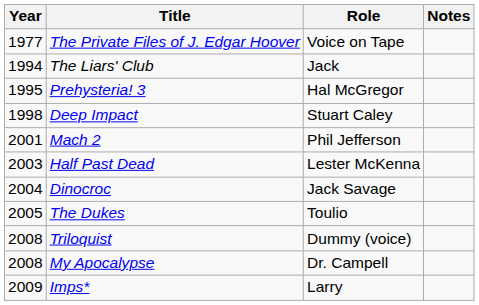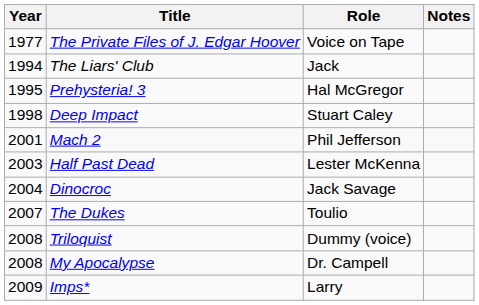(25, 213) 2005 -> (25, 213) 2007
